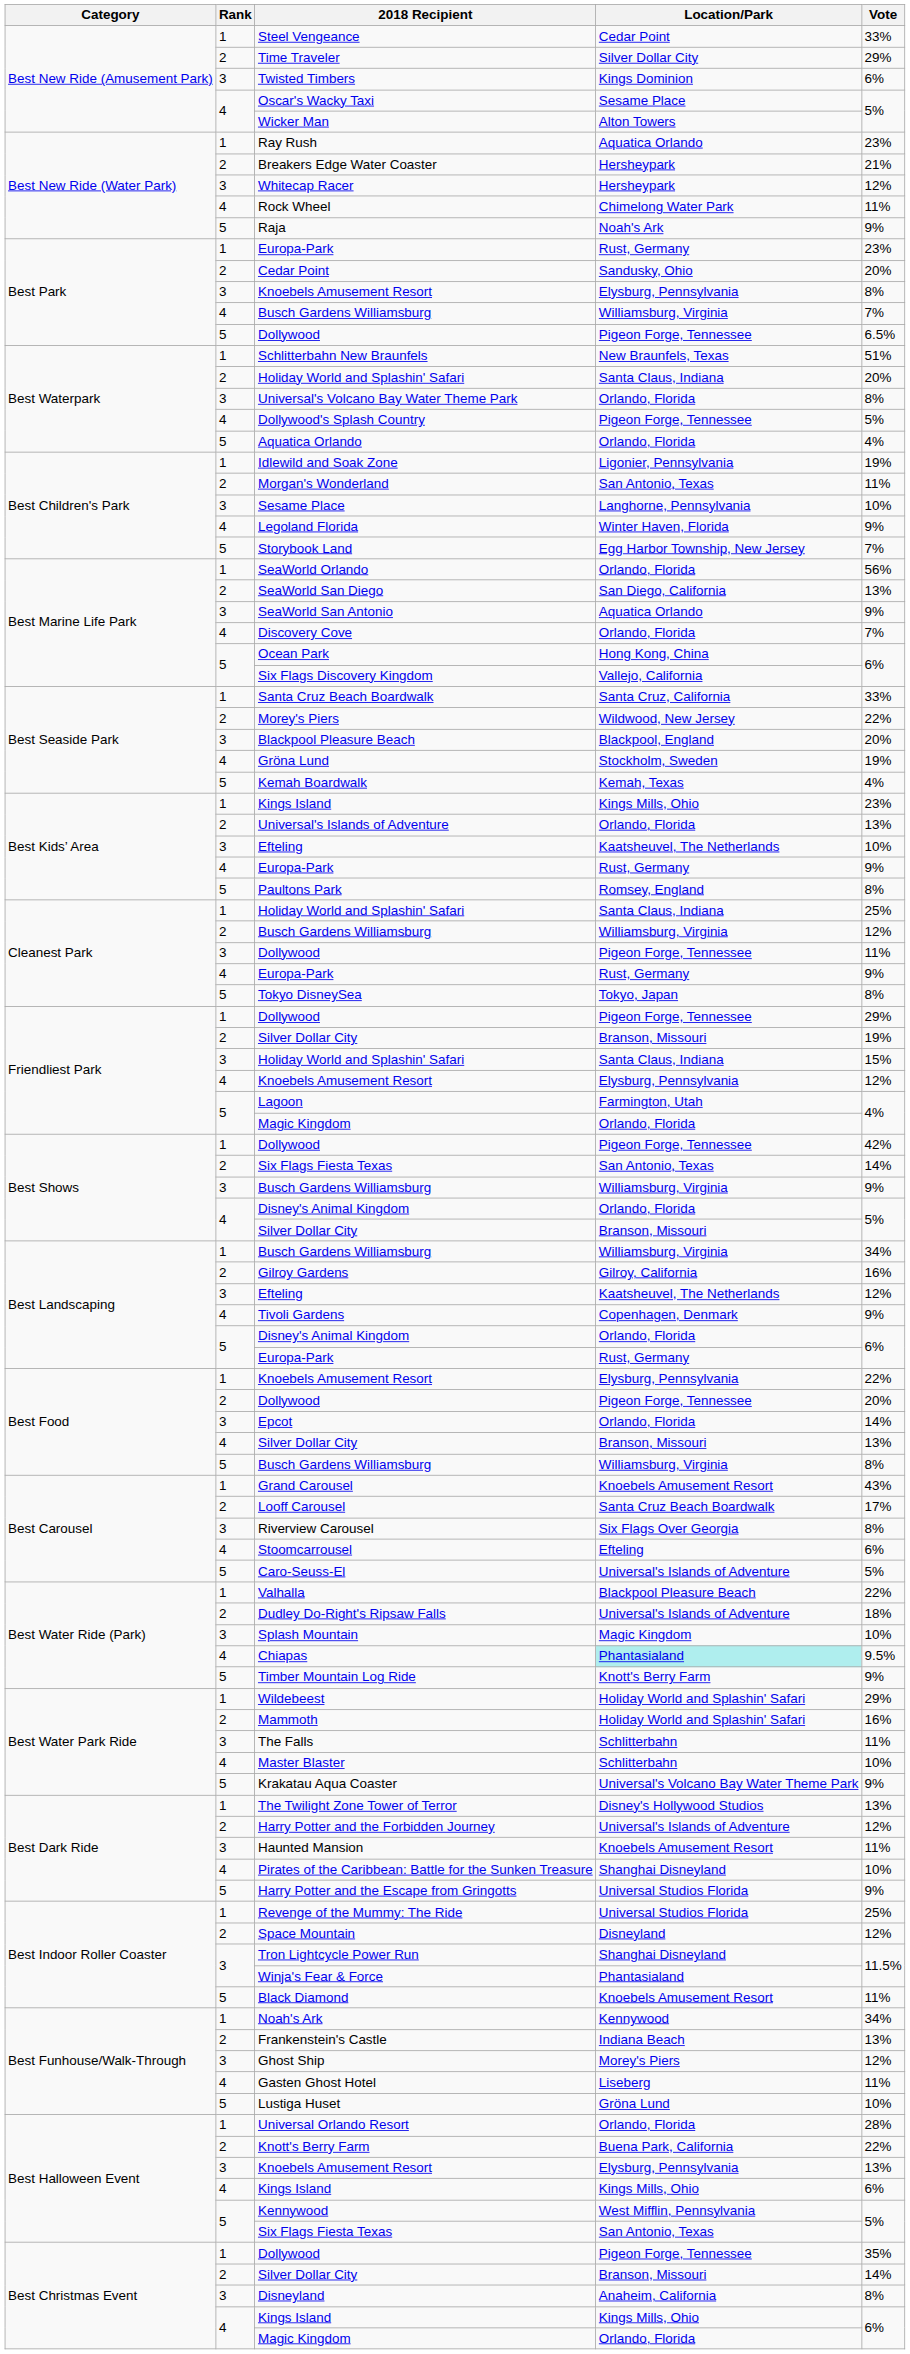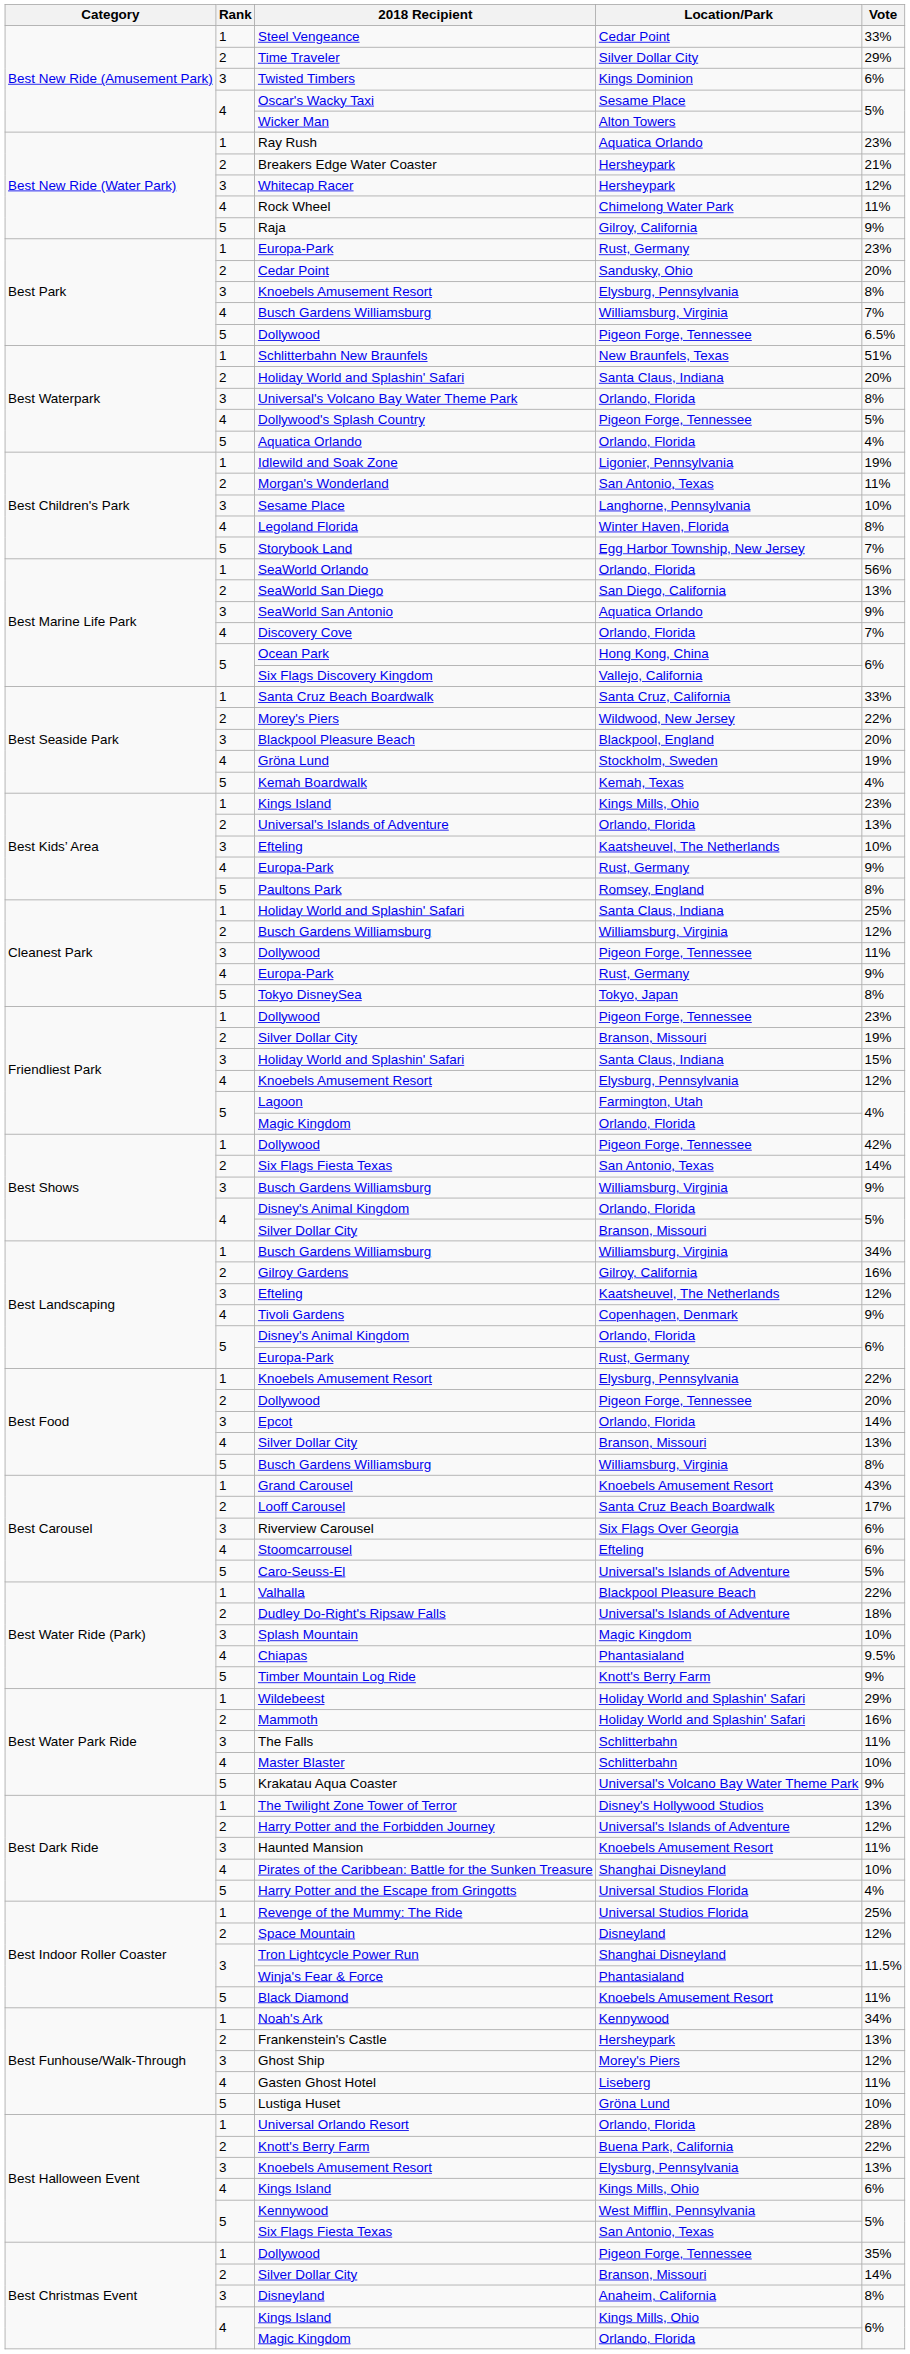(631, 228) Noah's Ark -> (648, 228) Gilroy, California
(874, 526) 9% -> (874, 526) 8%
(878, 1016) 29% -> (878, 1016) 23%
(874, 1528) 8% -> (874, 1528) 6%
(641, 1656) paleturquoise background -> (641, 1656) no background
(874, 1890) 9% -> (874, 1890) 4%
(642, 2040) Indiana Beach -> (637, 2040) Hersheypark
